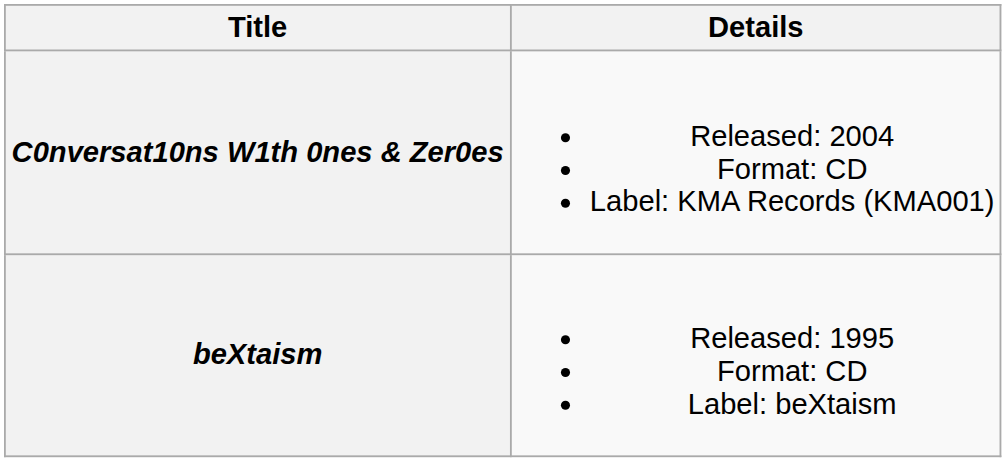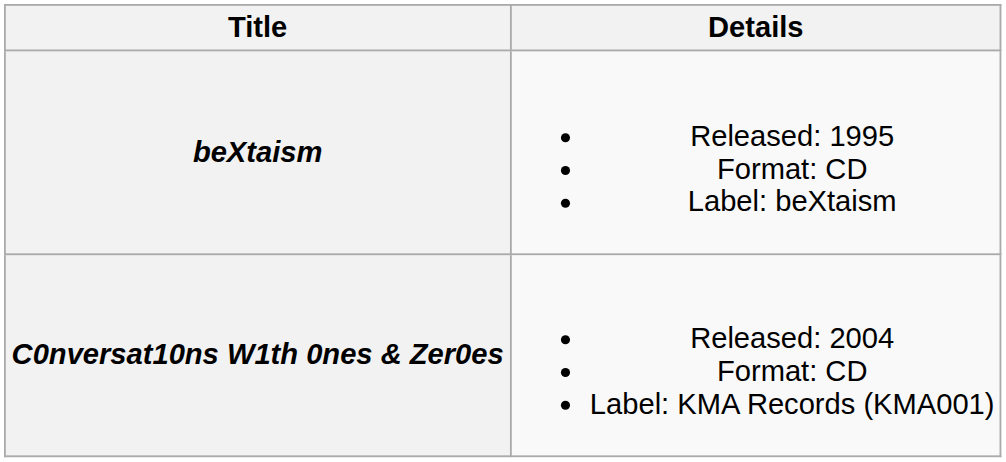rows swapped: (258, 354) <-> (258, 152)
